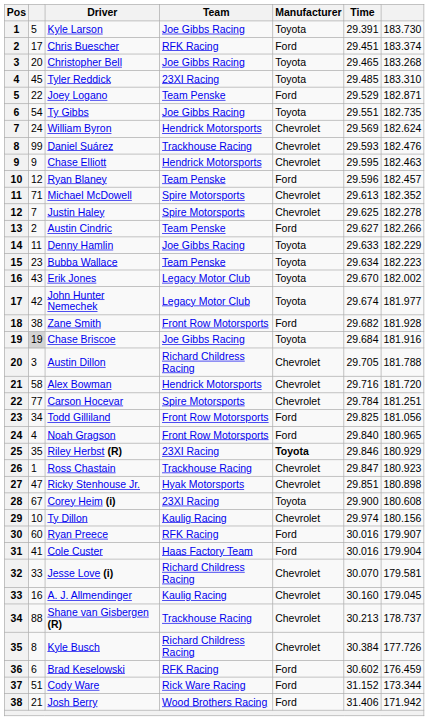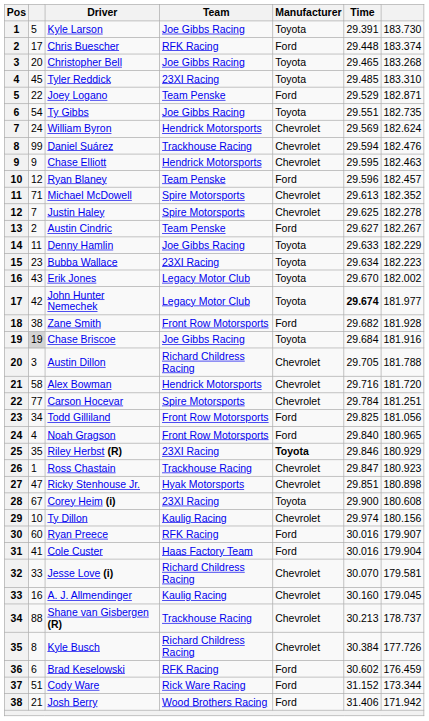(363, 46) 29.451 -> (363, 46) 29.448
(363, 146) 29.593 -> (363, 146) 29.594
(402, 229) 182.266 -> (402, 229) 182.267
(194, 262) Team Penske -> (191, 262) 23XI Racing
(363, 301) normal -> (363, 301) bold
